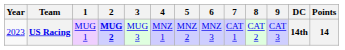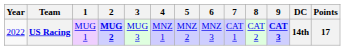(16, 32) 2023 -> (16, 32) 2022
(278, 32) normal -> (278, 32) bold
(324, 32) 14 -> (326, 32) 17
